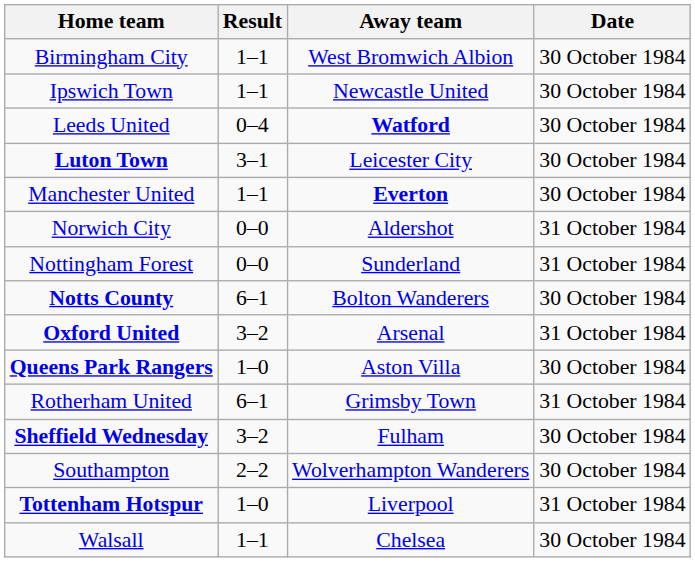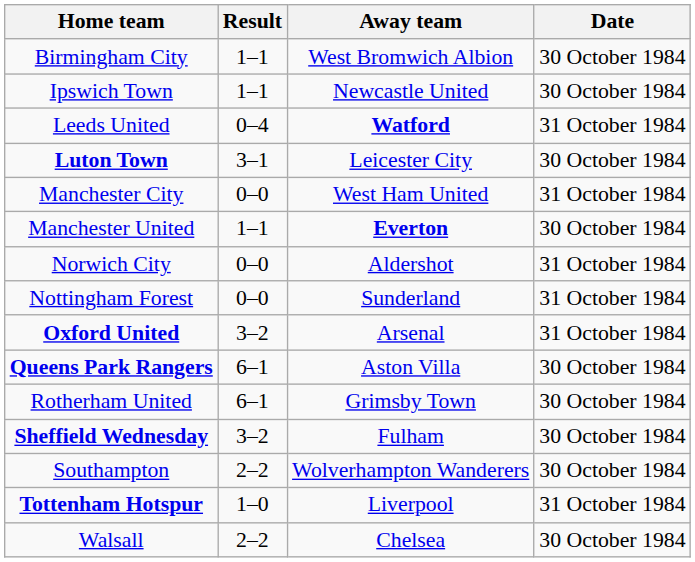(612, 125) 30 October 1984 -> (612, 125) 31 October 1984
+ row: (111, 194)
- row: (111, 297)
(252, 366) 1–0 -> (252, 366) 6–1
(612, 401) 31 October 1984 -> (612, 401) 30 October 1984
(252, 539) 1–1 -> (252, 539) 2–2
